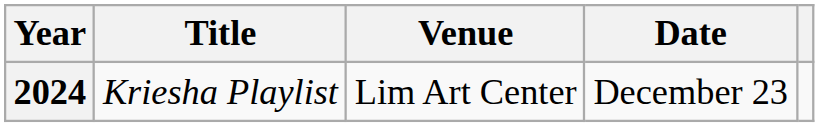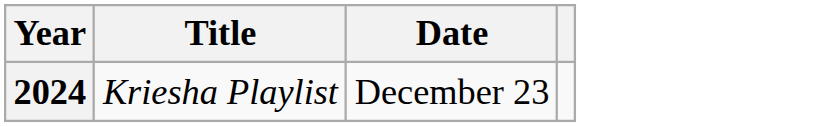- column: (466, 33)
